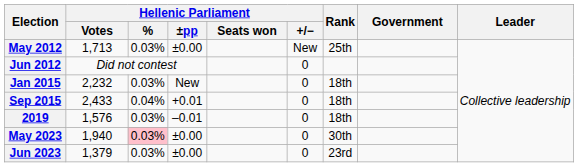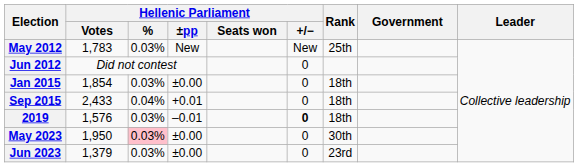(97, 48) 1,713 -> (97, 48) 1,783
(187, 48) ±0.00 -> (187, 48) New
(97, 83) 2,232 -> (97, 83) 1,854
(187, 83) New -> (187, 83) ±0.00
(305, 118) normal -> (305, 118) bold
(97, 135) 1,940 -> (97, 135) 1,950
